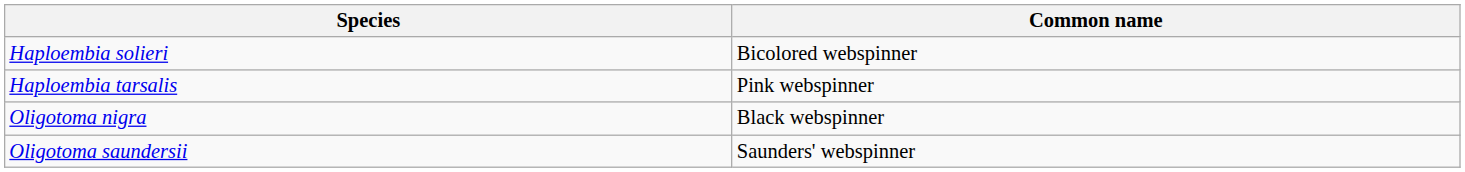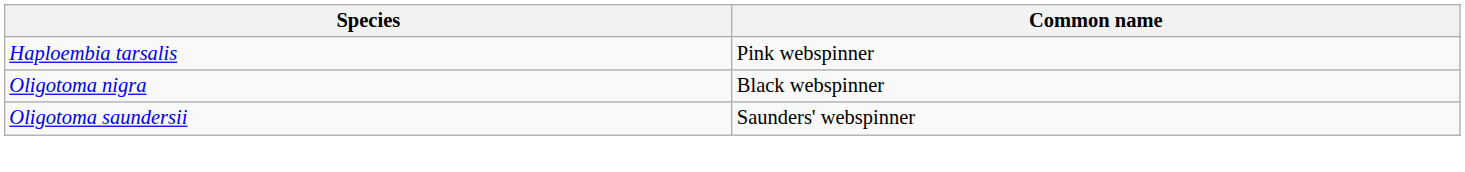- row: (89, 53)
